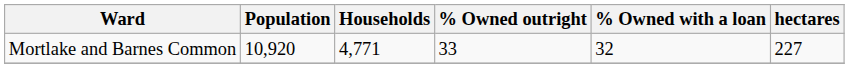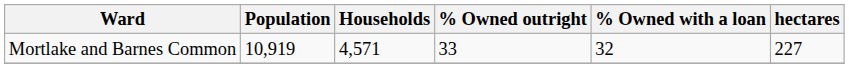(270, 48) 10,920 -> (270, 48) 10,919
(360, 48) 4,771 -> (360, 48) 4,571
